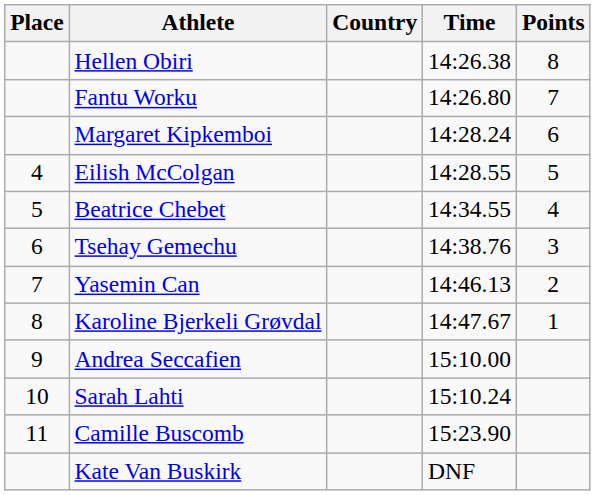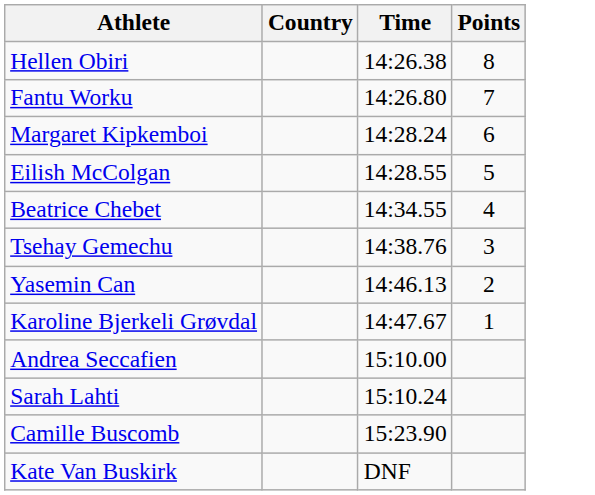- column: (37, 23)
